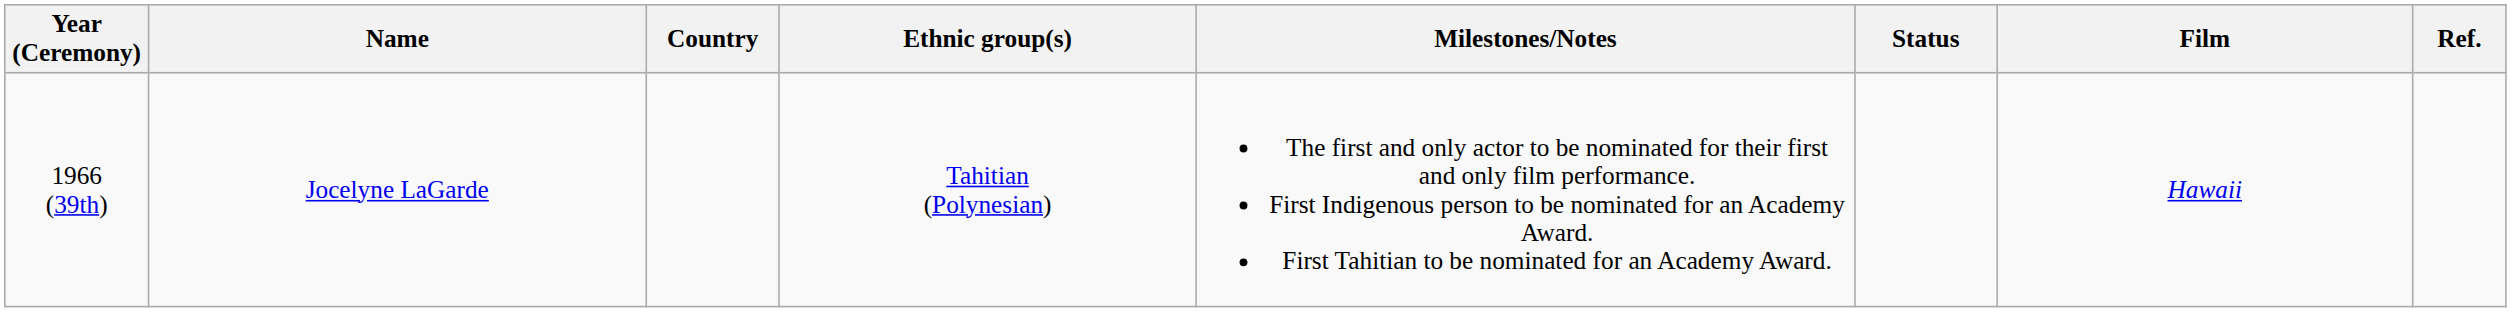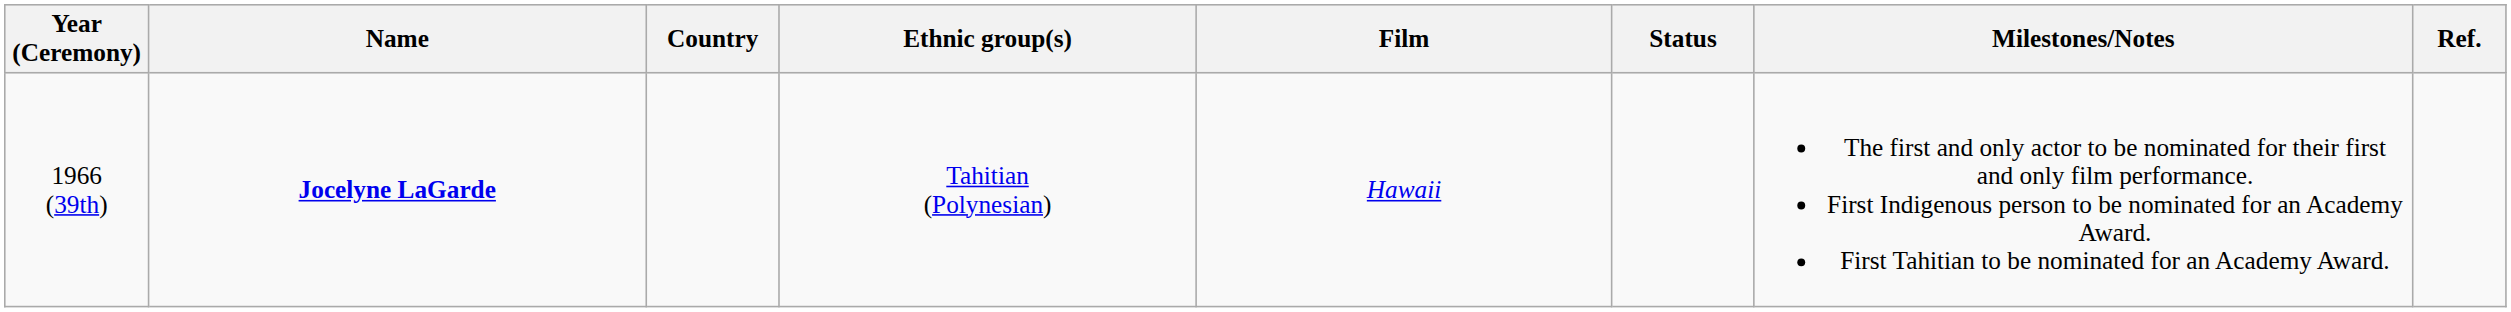columns swapped: (2205, 38) <-> (1525, 38)
(397, 189) normal -> (397, 189) bold
